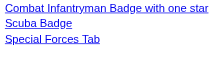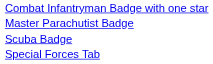+ row: (69, 23)
